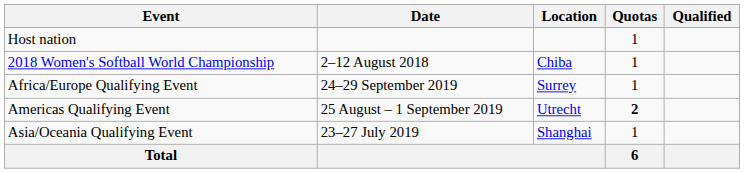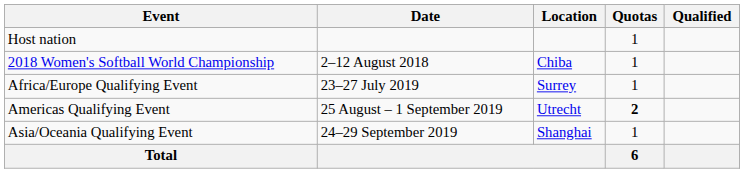(389, 86) 24–29 September 2019 -> (370, 86) 23–27 July 2019
(370, 132) 23–27 July 2019 -> (389, 132) 24–29 September 2019
